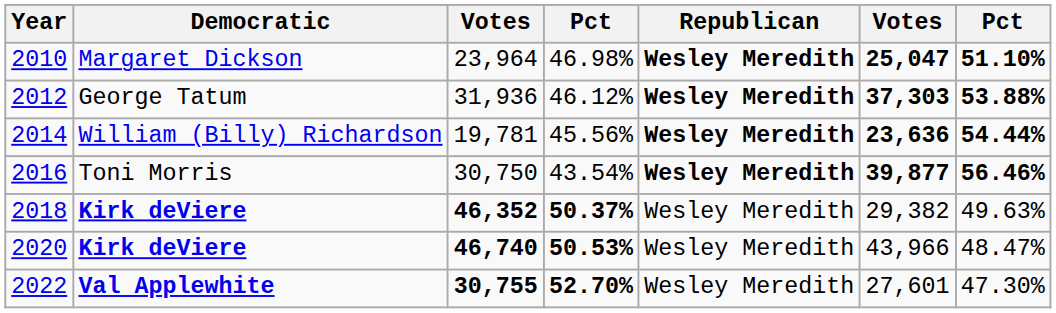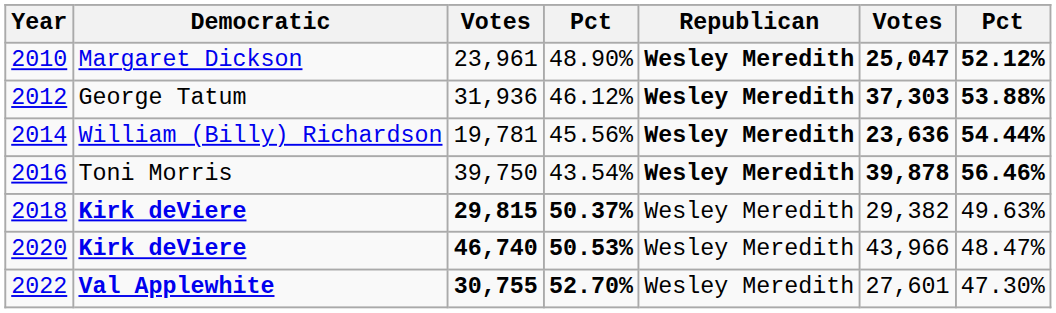(496, 61) 23,964 -> (496, 61) 23,961
(591, 61) 46.98% -> (591, 61) 48.90%
(1003, 61) 51.10% -> (1003, 61) 52.12%
(496, 175) 30,750 -> (496, 175) 39,750
(907, 175) 39,877 -> (907, 175) 39,878
(496, 212) 46,352 -> (496, 212) 29,815
